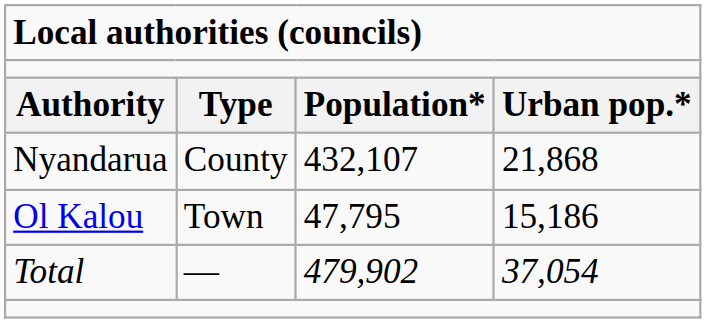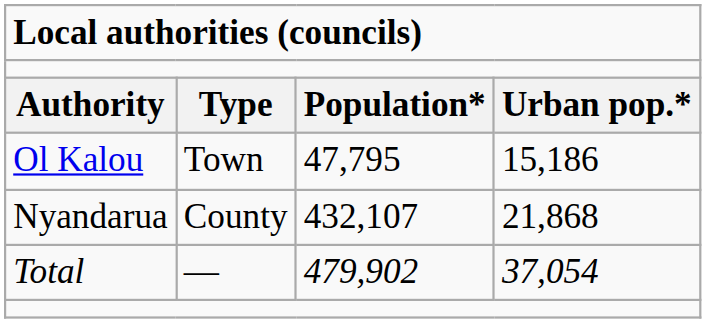rows swapped: (78, 216) <-> (90, 160)
